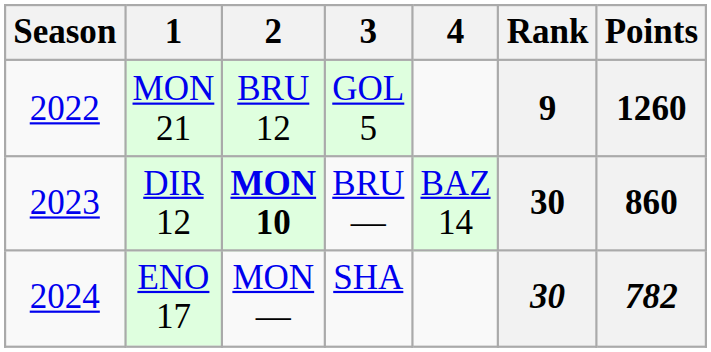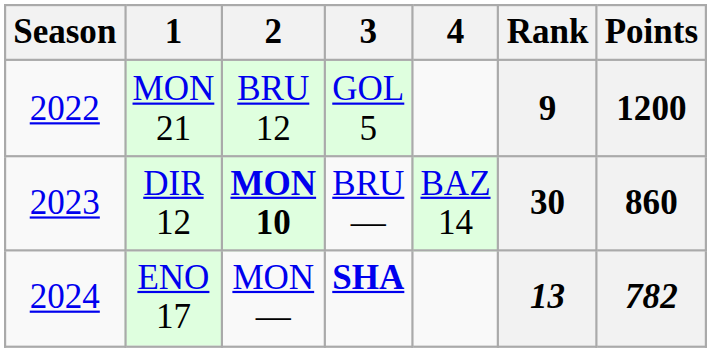(651, 107) 1260 -> (651, 107) 1200
(368, 297) normal -> (368, 297) bold
(548, 297) 30 -> (548, 297) 13
